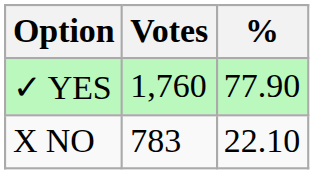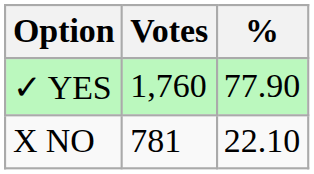(156, 141) 783 -> (156, 141) 781
